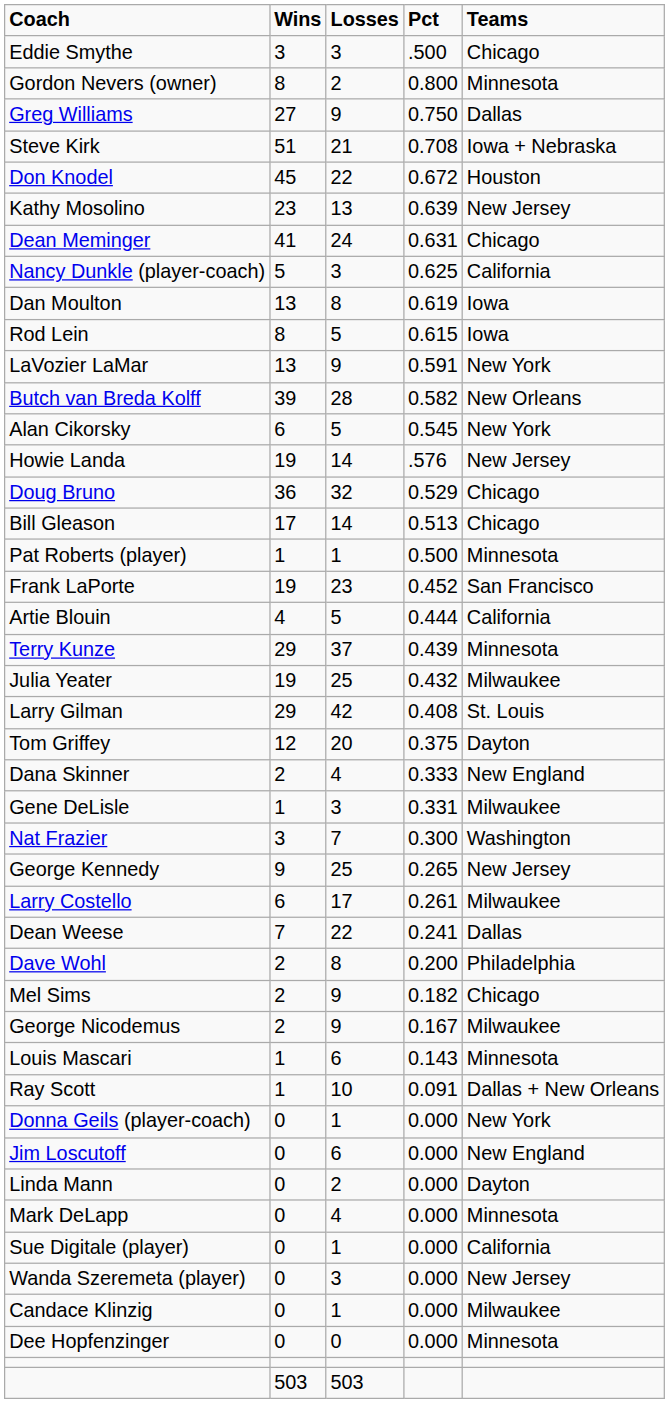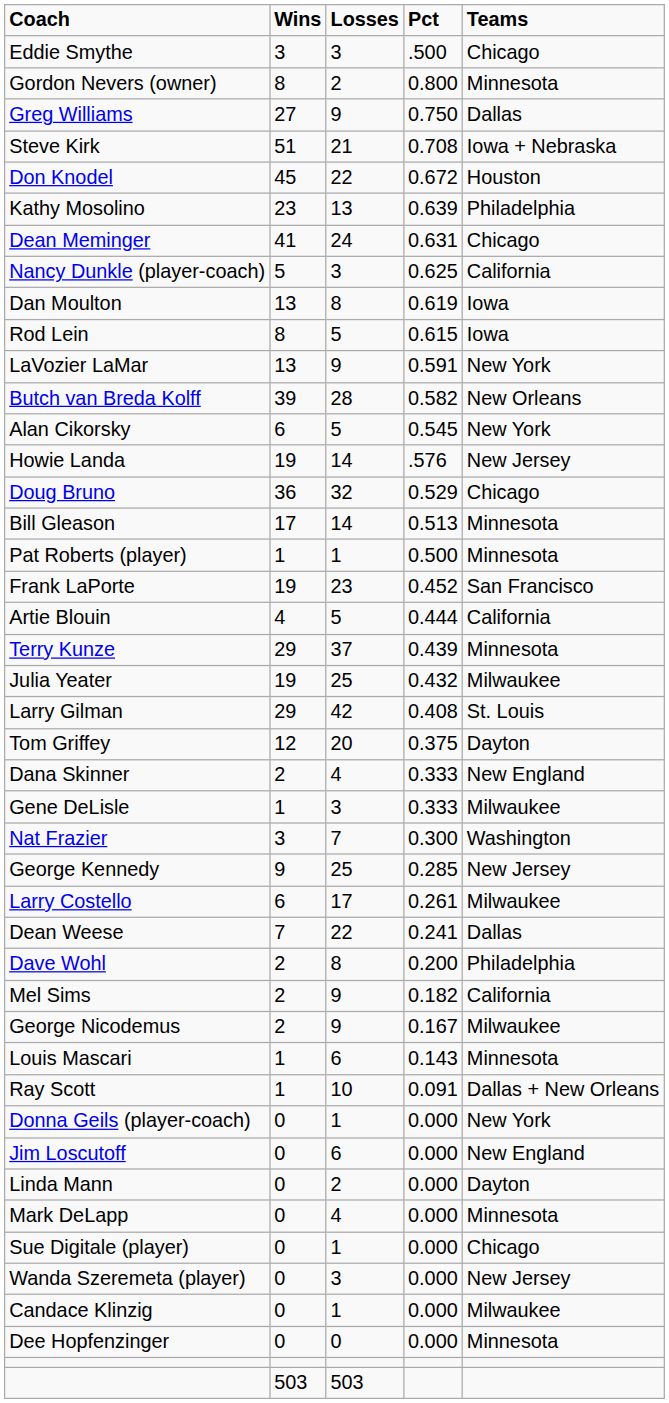(519, 209) New Jersey -> (521, 209) Philadelphia
(503, 523) Chicago -> (513, 523) Minnesota
(433, 806) 0.331 -> (433, 806) 0.333
(433, 869) 0.265 -> (433, 869) 0.285
(503, 995) Chicago -> (509, 995) California
(509, 1247) California -> (503, 1247) Chicago
